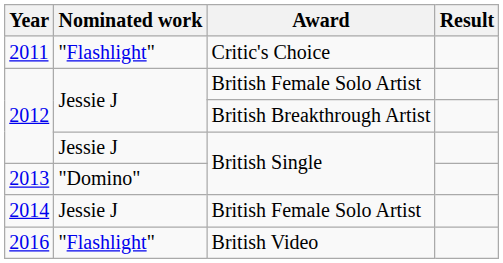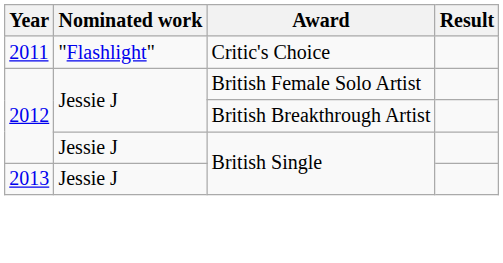(99, 178) "Domino" -> (88, 178) Jessie J
- row: (29, 210)
- row: (29, 242)
